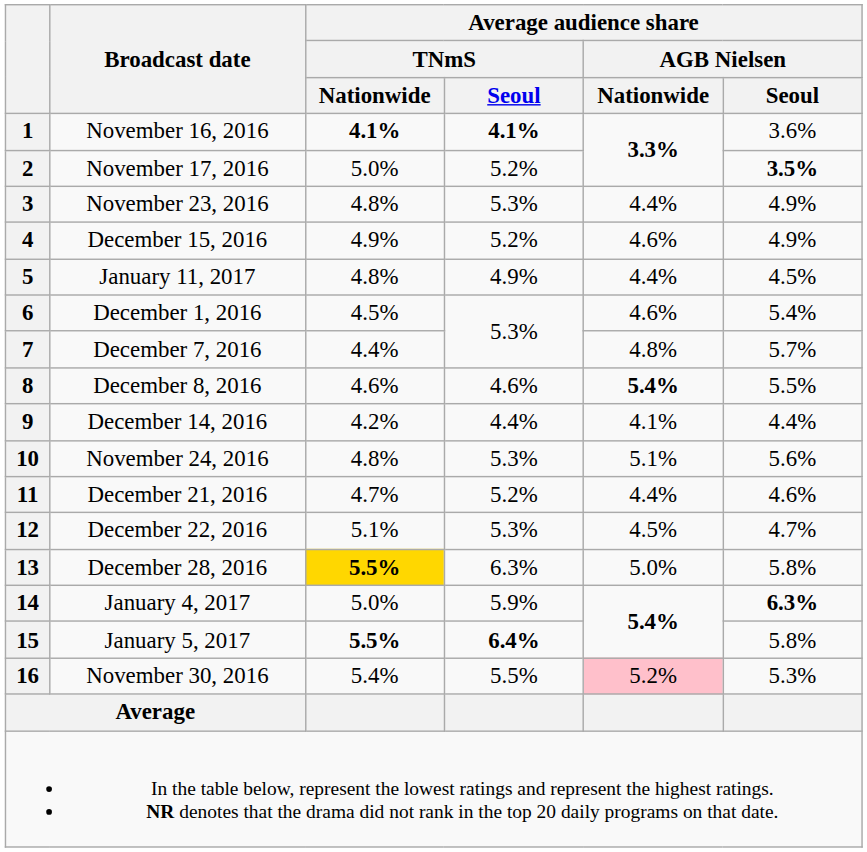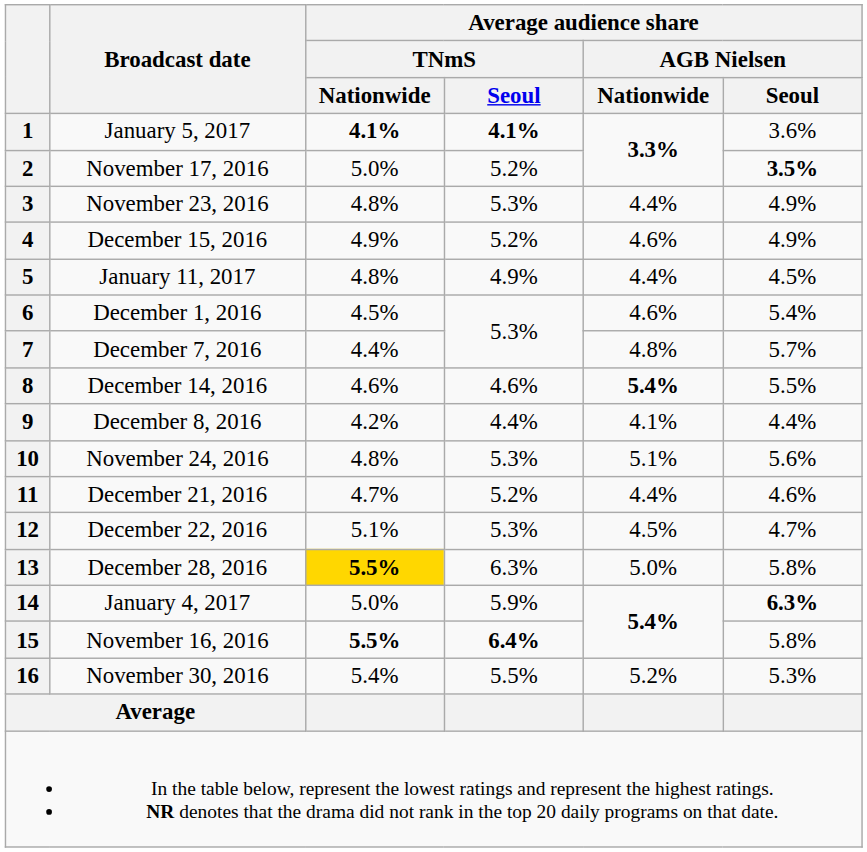(177, 131) November 16, 2016 -> (177, 131) January 5, 2017
(177, 385) December 8, 2016 -> (177, 385) December 14, 2016
(177, 421) December 14, 2016 -> (177, 421) December 8, 2016
(177, 639) January 5, 2017 -> (177, 639) November 16, 2016
(653, 675) pink background -> (653, 675) no background
